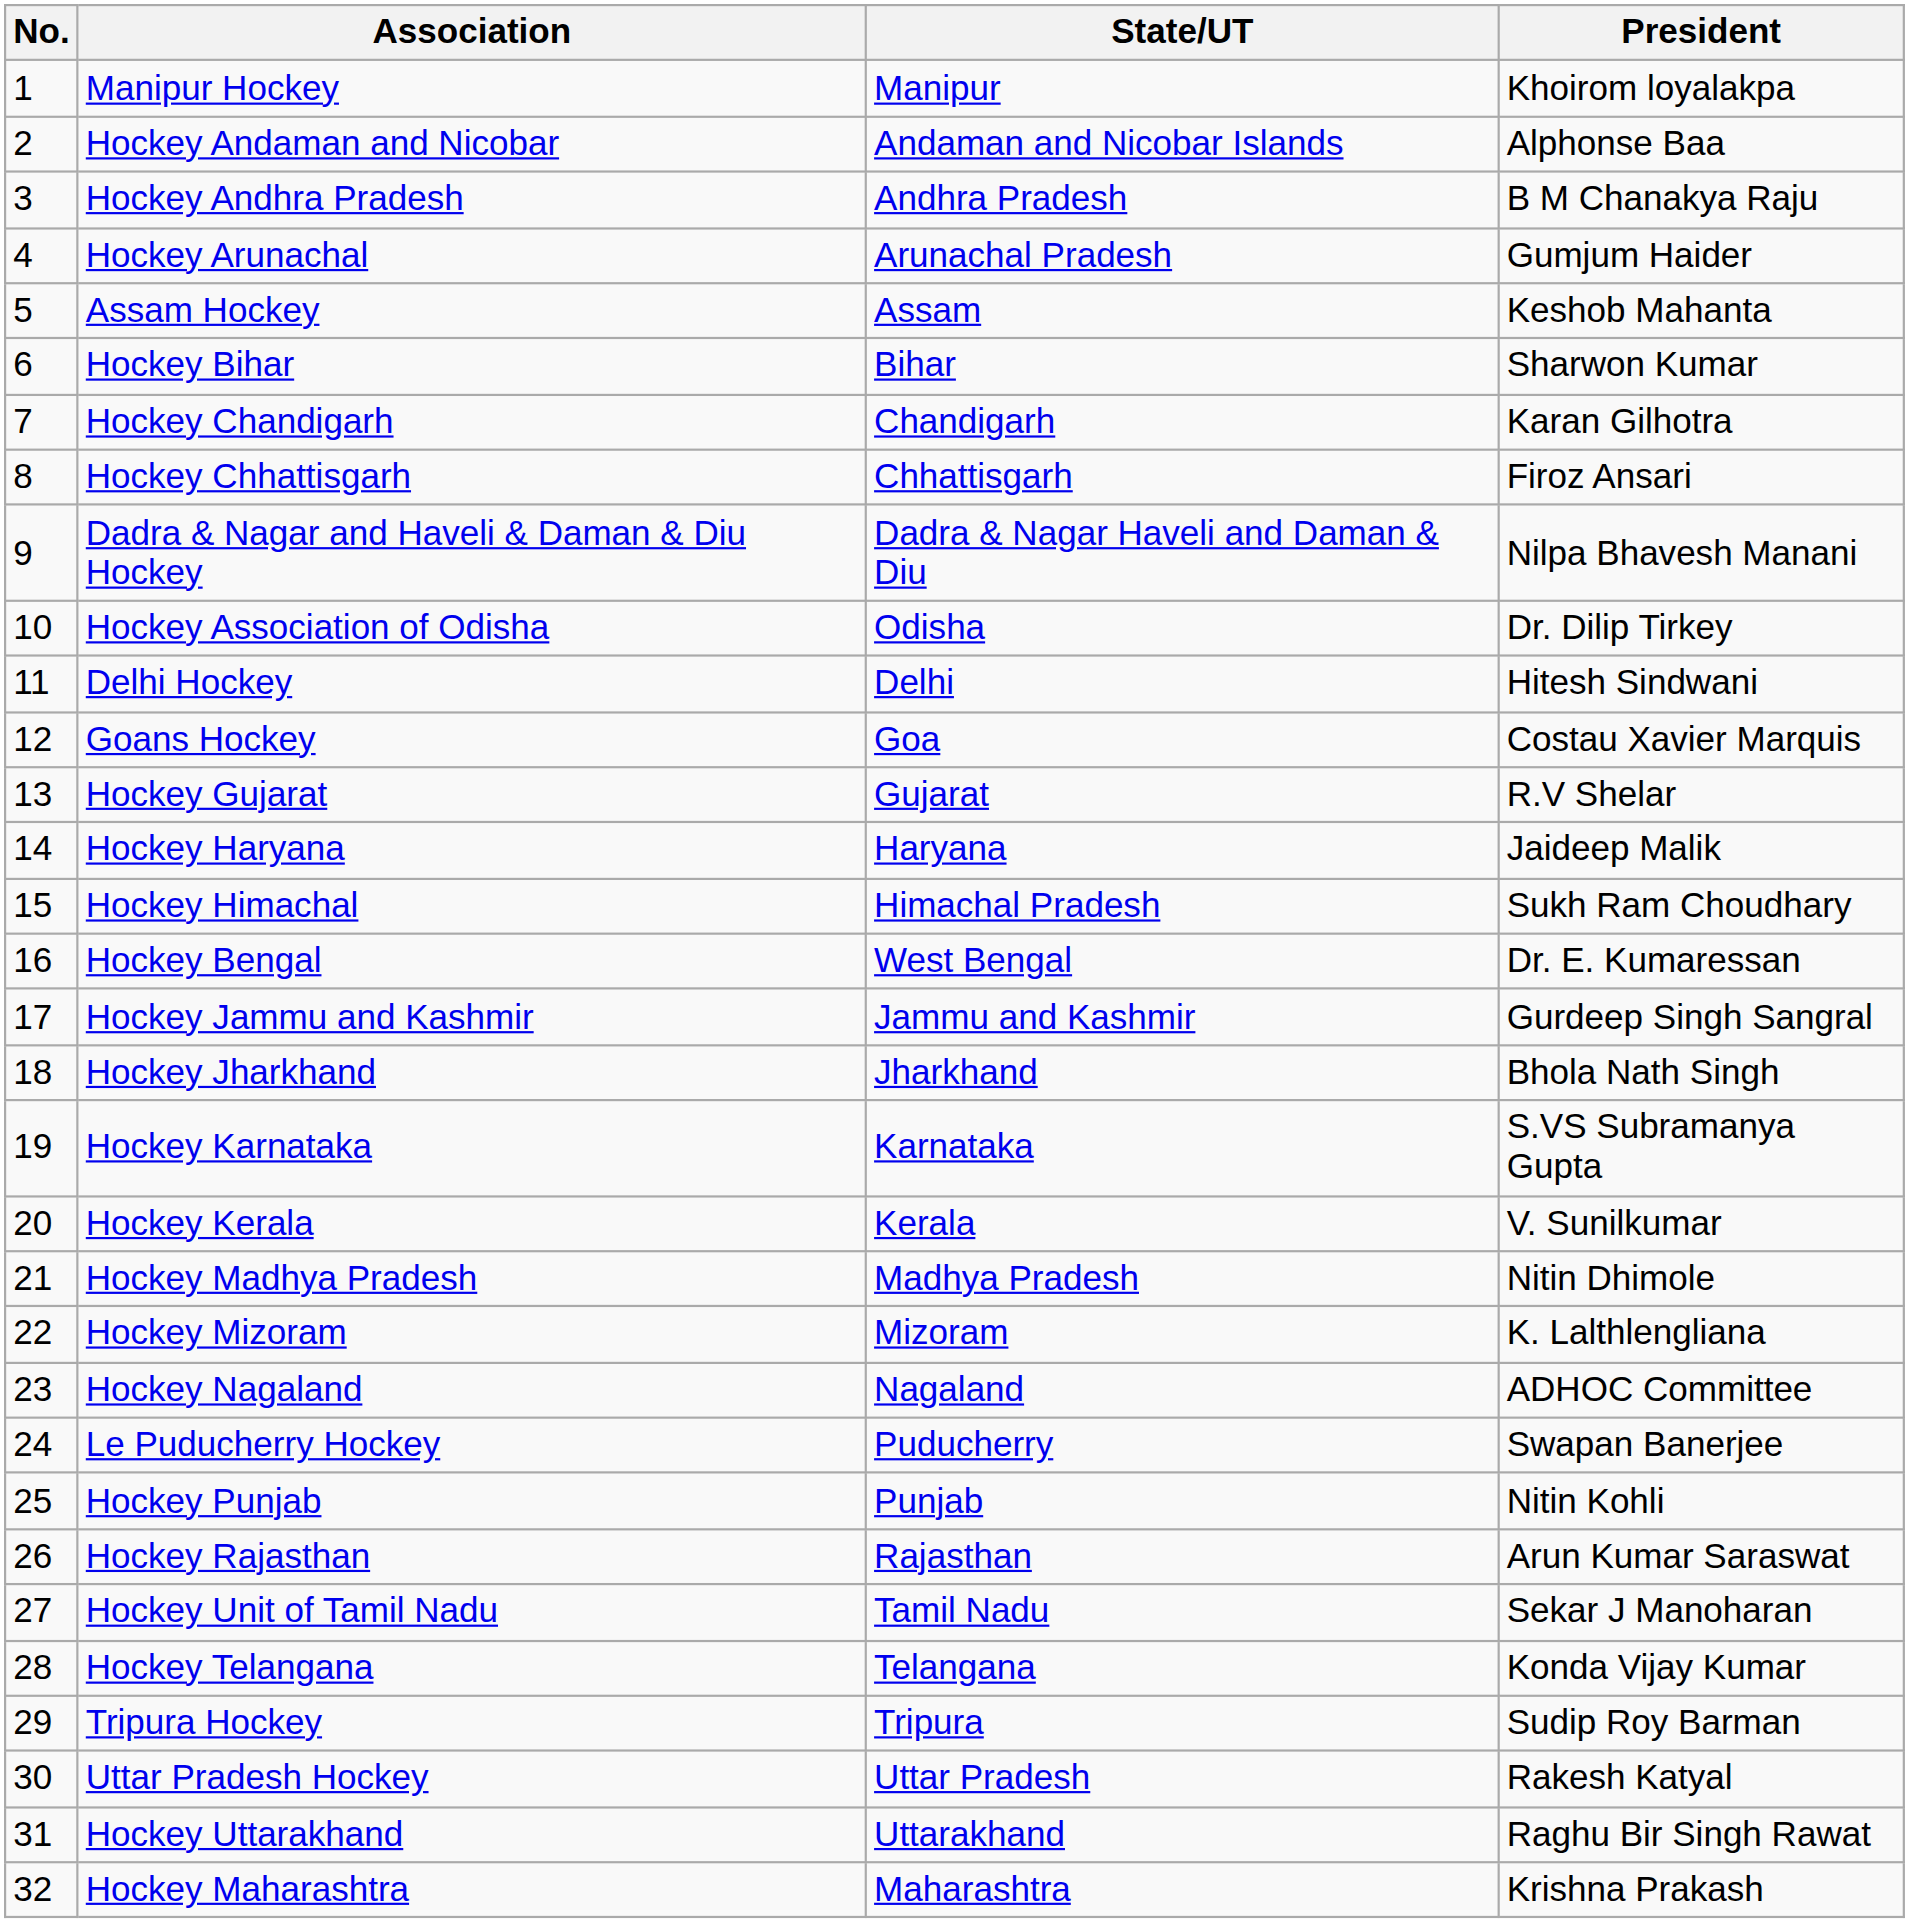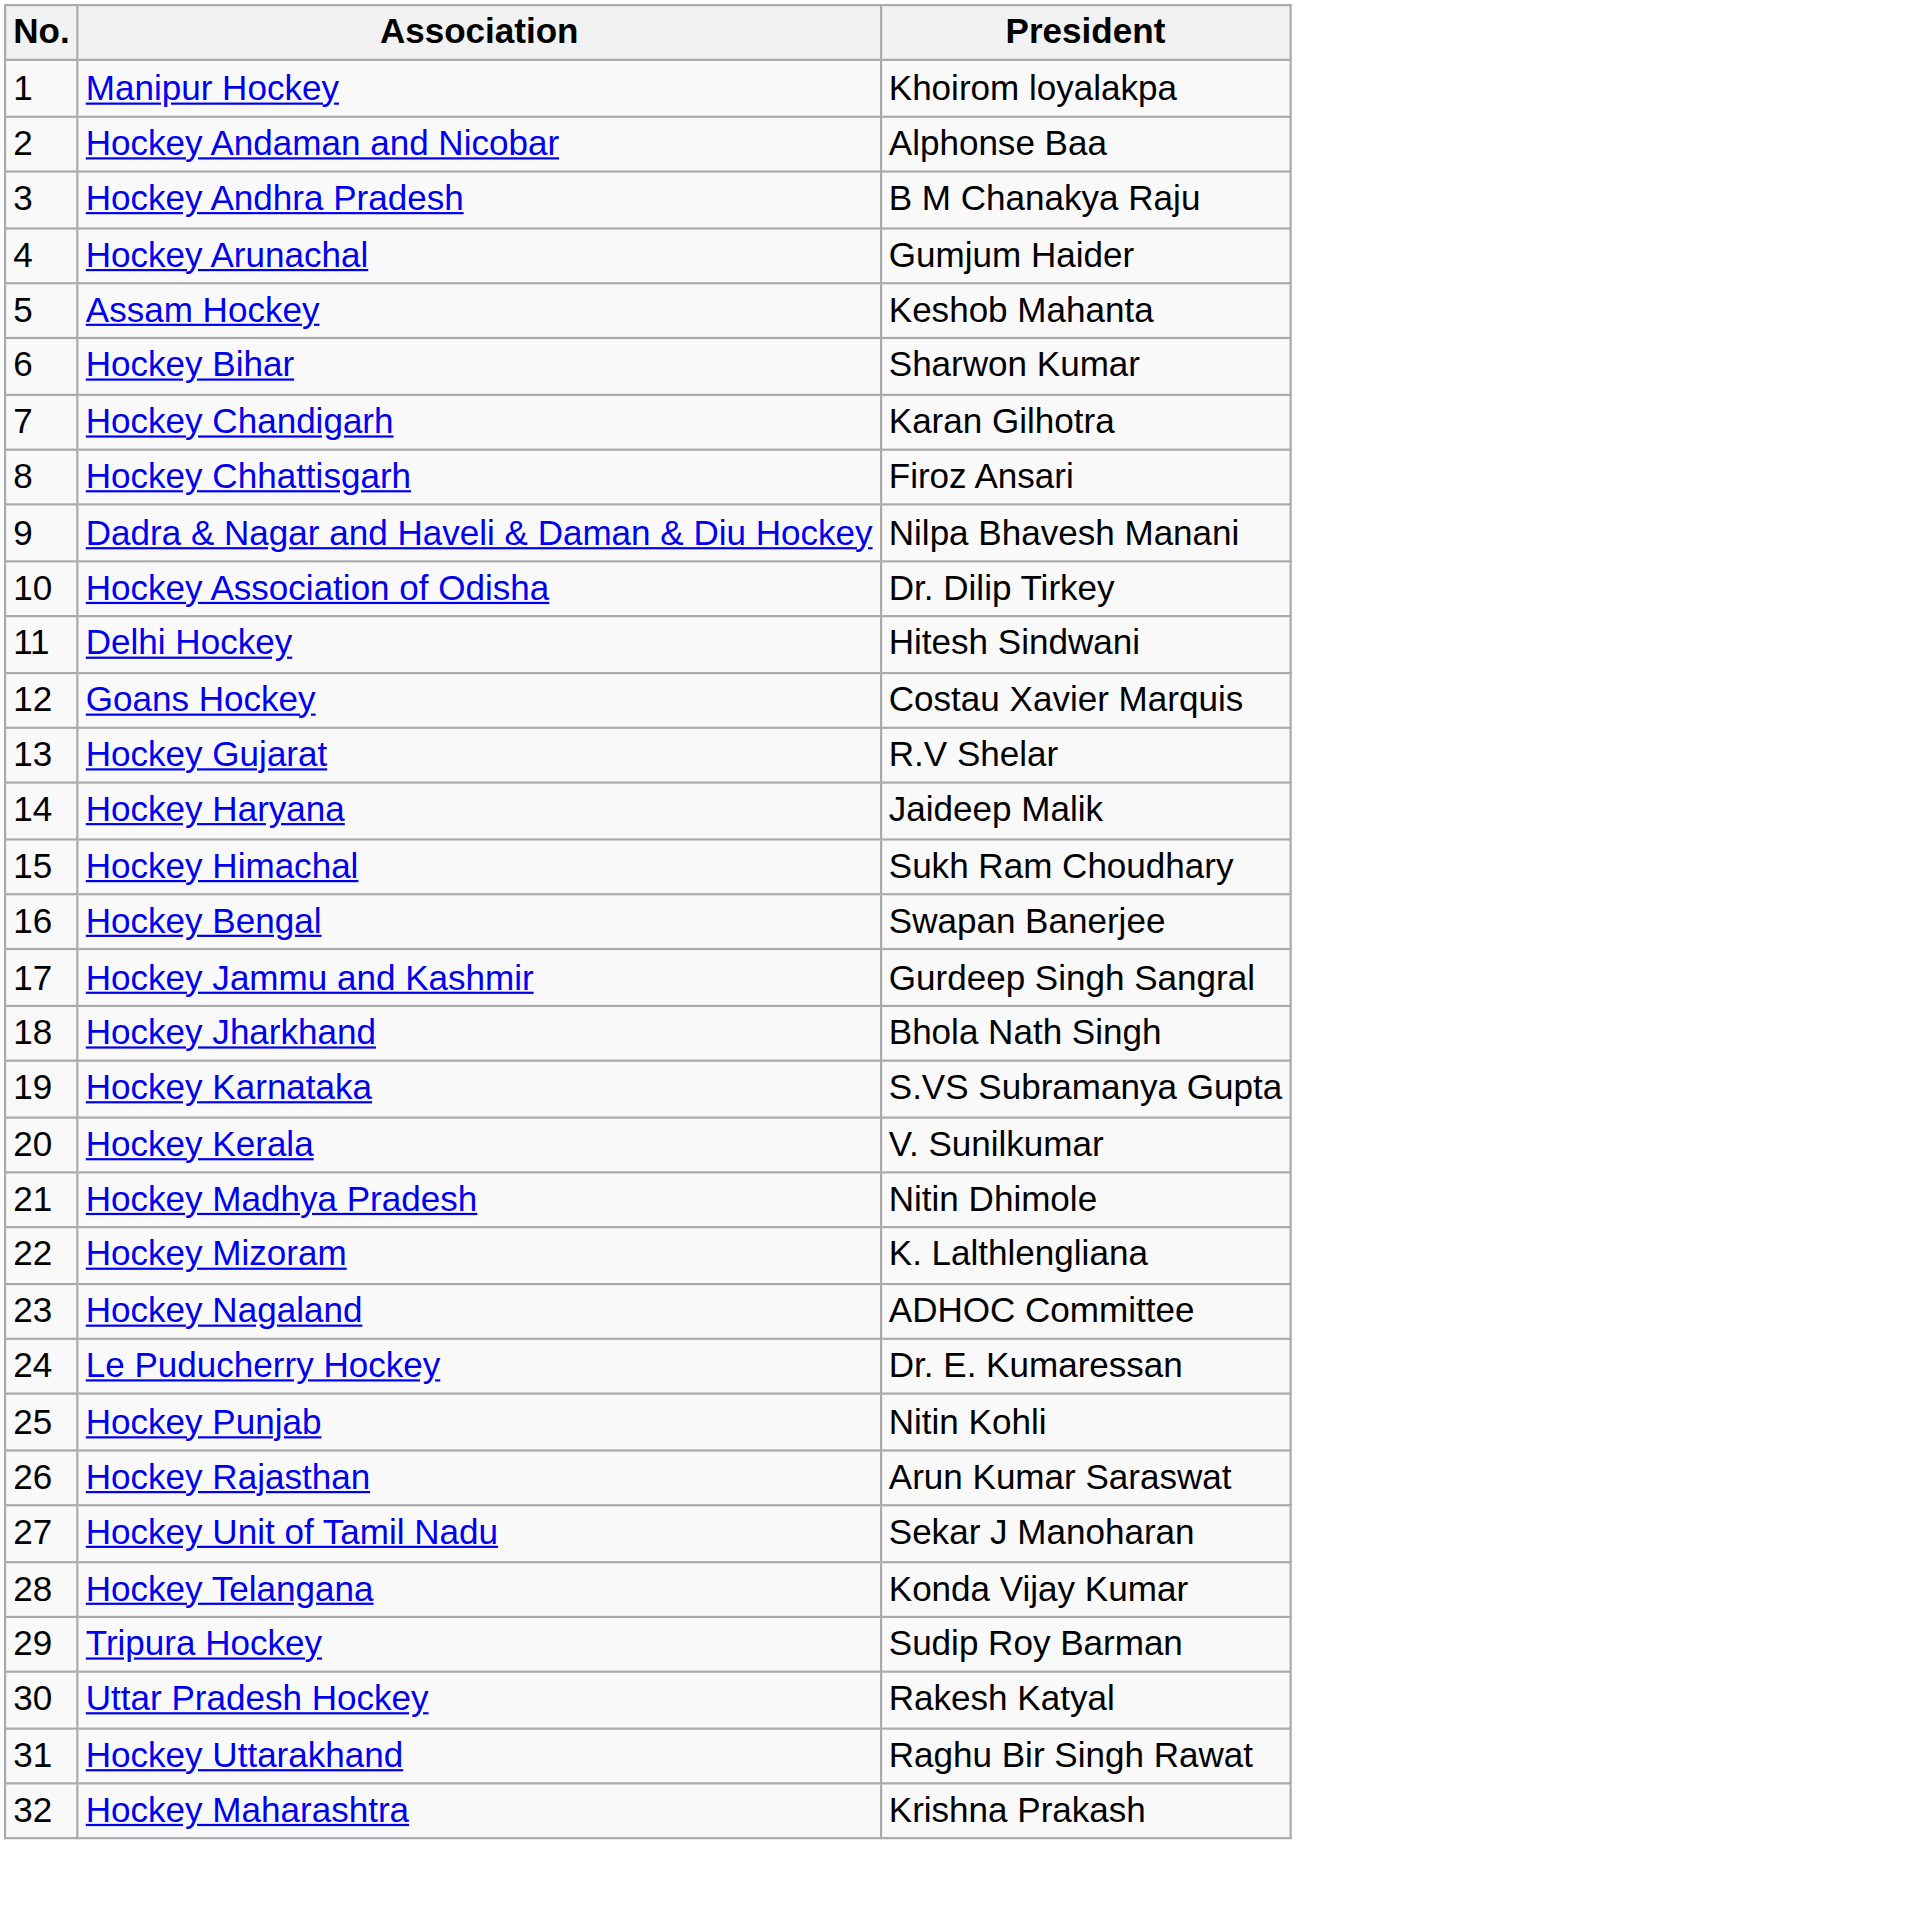- column: (1182, 32)
(1654, 960) Dr. E. Kumaressan -> (1027, 921) Swapan Banerjee
(1645, 1444) Swapan Banerjee -> (1036, 1365) Dr. E. Kumaressan
